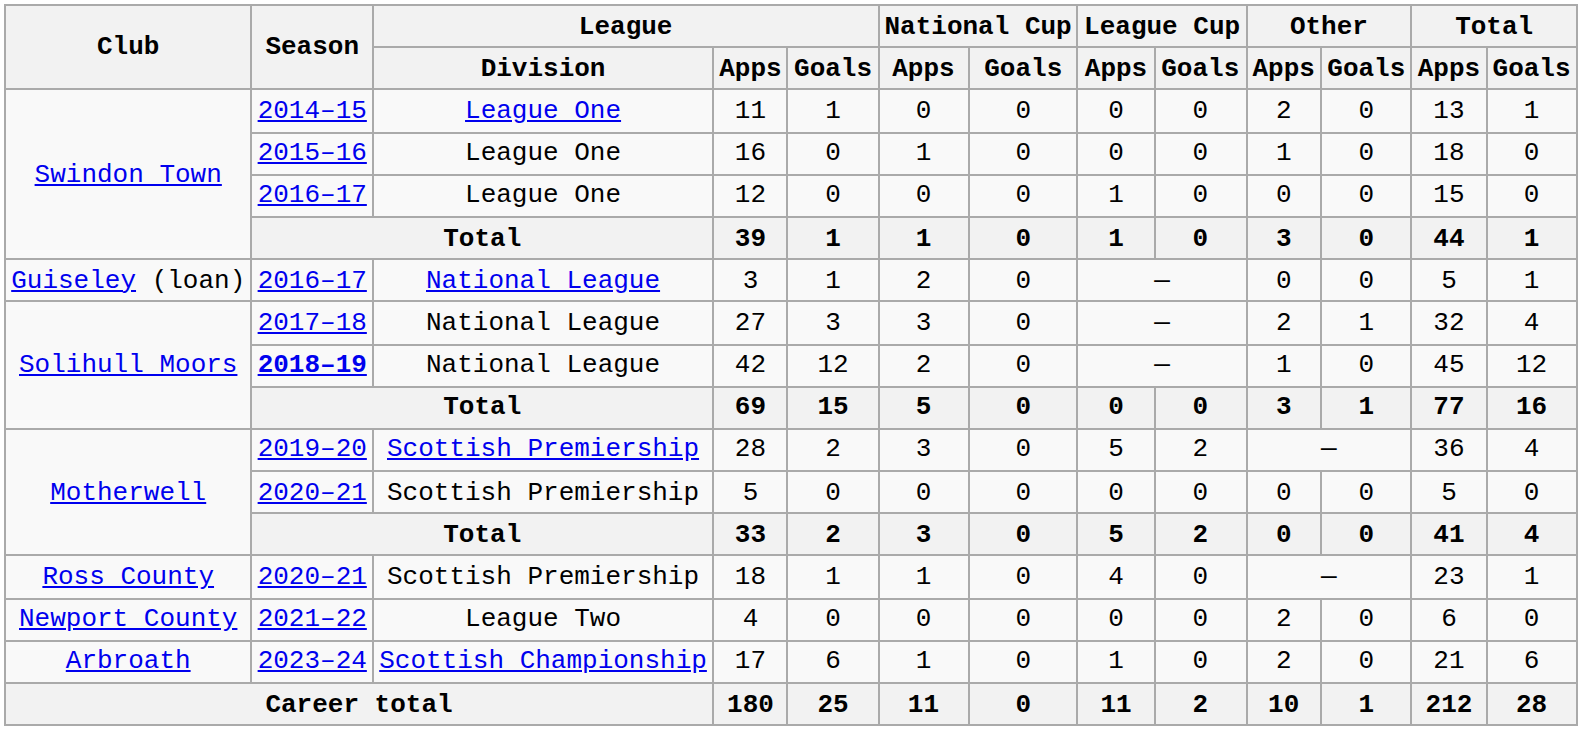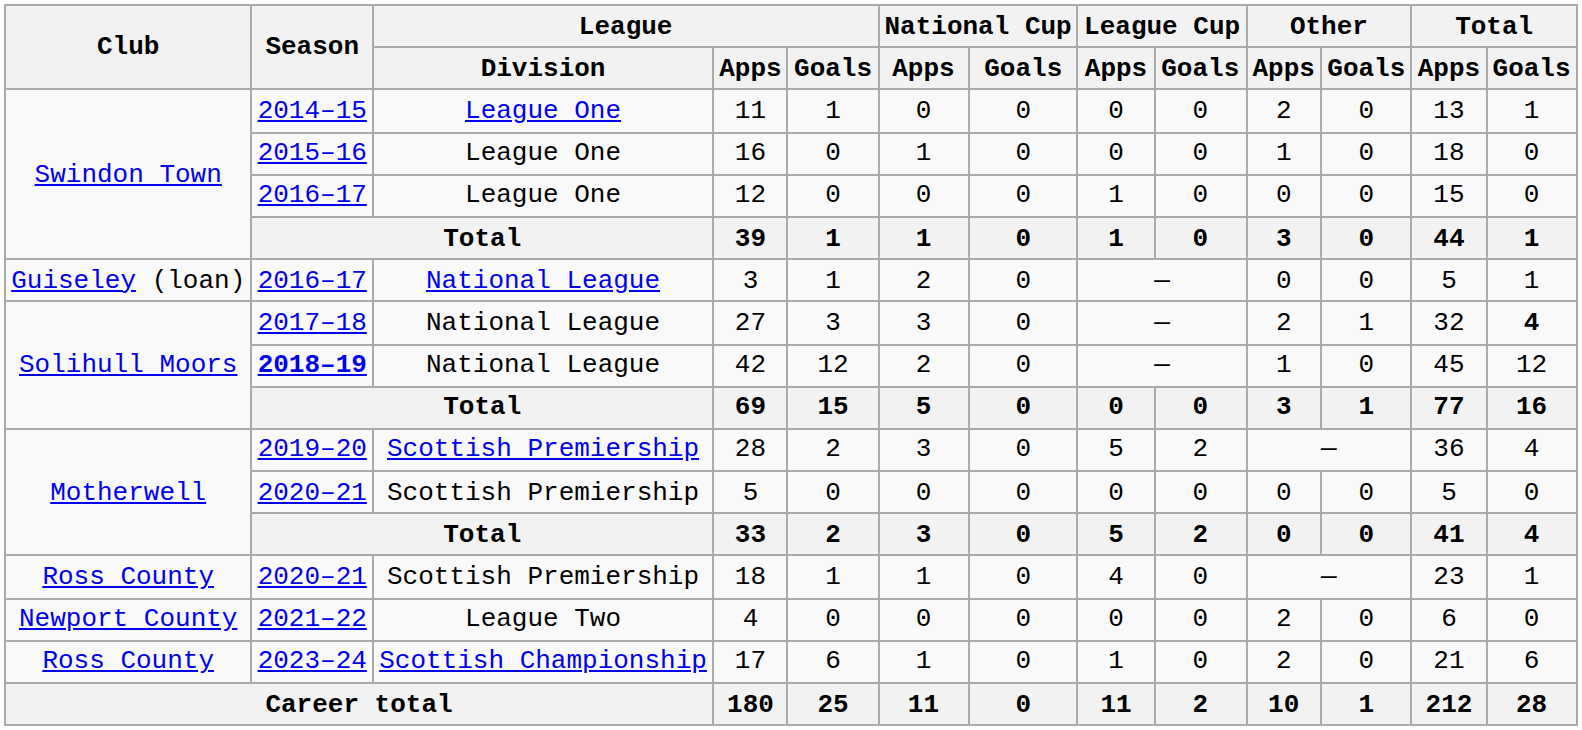(1532, 323) normal -> (1532, 323) bold
(128, 662) Arbroath -> (128, 662) Ross County
